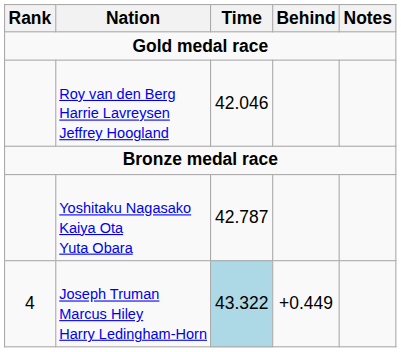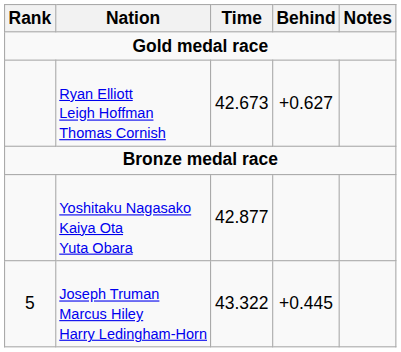- row: (117, 113)
+ row: (113, 113)
(242, 217) 42.787 -> (242, 217) 42.877
(30, 303) 4 -> (30, 303) 5
(242, 303) lightblue background -> (242, 303) no background
(306, 303) +0.449 -> (306, 303) +0.445
